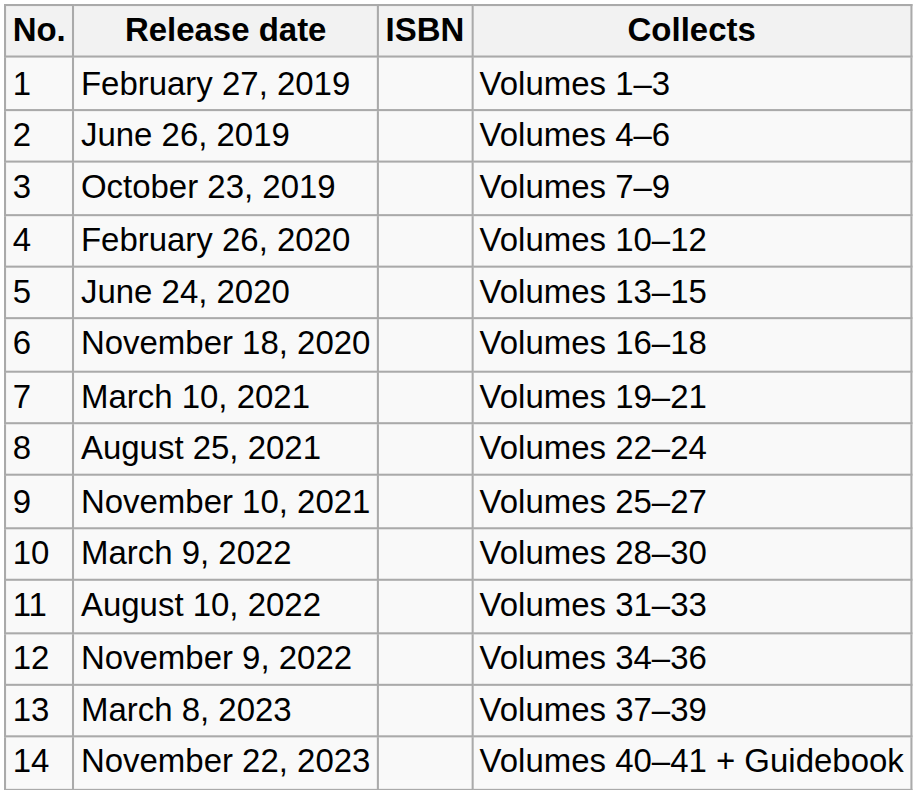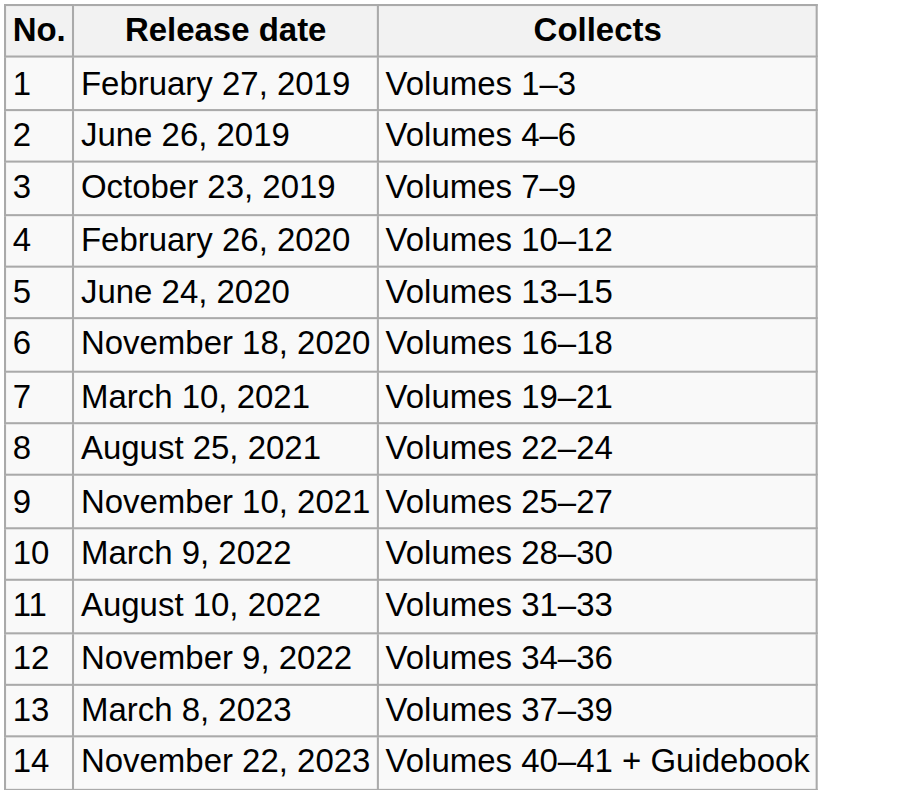- column: (425, 30)
